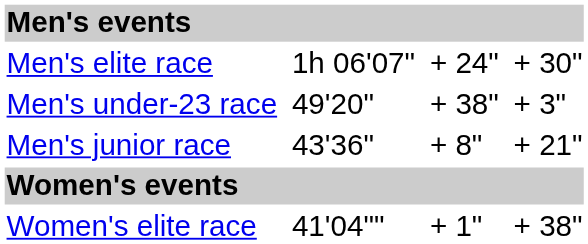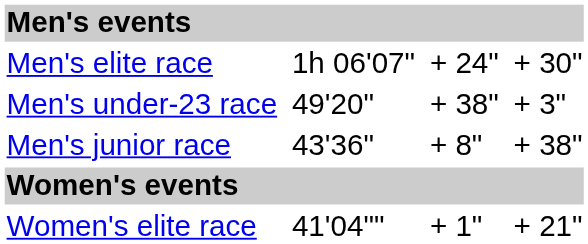(548, 144) + 21" -> (548, 144) + 38"
(548, 226) + 38" -> (548, 226) + 21"
